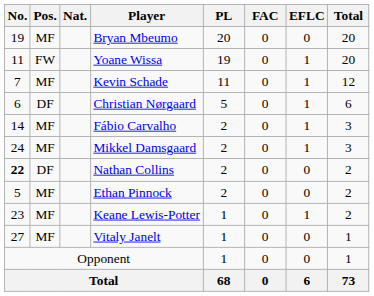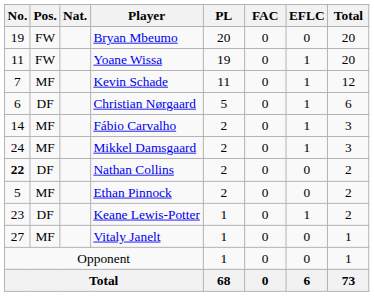(45, 37) MF -> (45, 37) FW
(45, 214) MF -> (45, 214) DF
